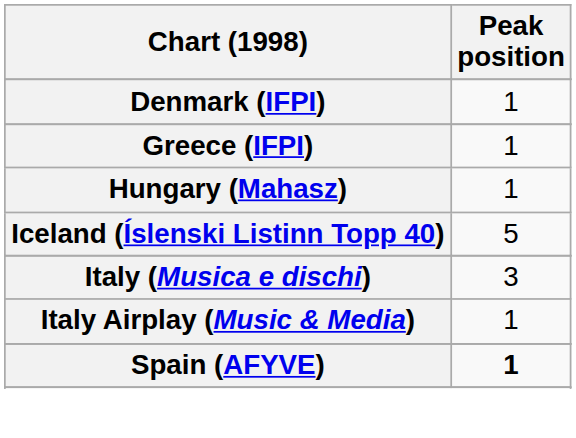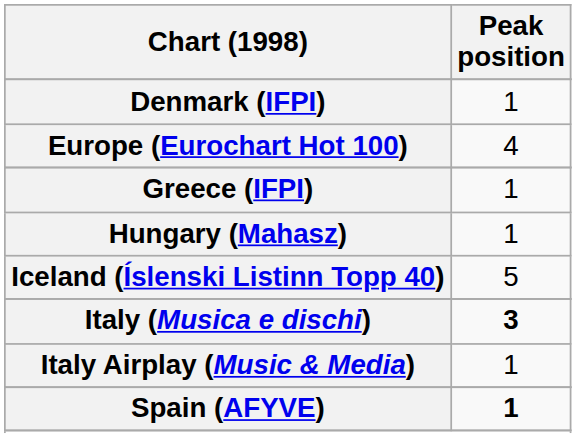+ row: (228, 145)
(511, 277) normal -> (511, 320) bold
